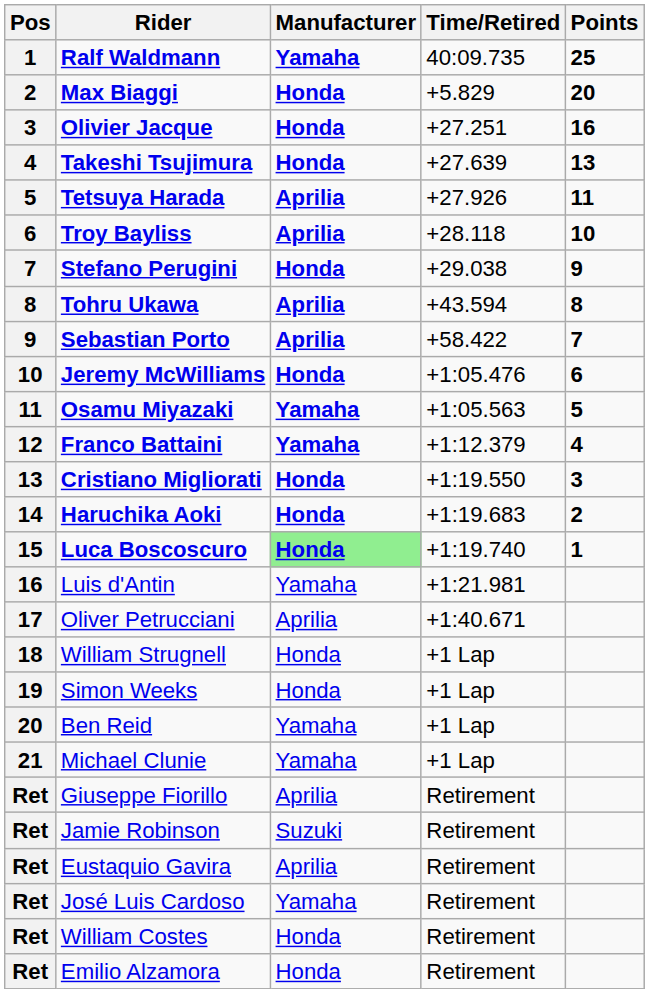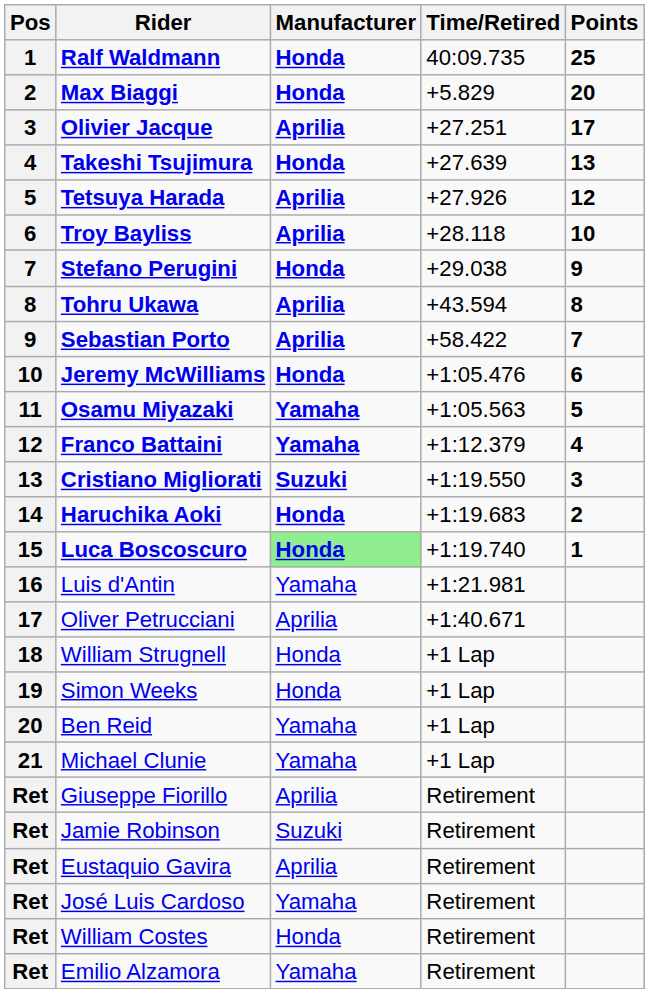(318, 58) Yamaha -> (310, 58) Honda
(310, 128) Honda -> (310, 128) Aprilia
(583, 128) 16 -> (583, 128) 17
(582, 198) 11 -> (583, 198) 12
(310, 479) Honda -> (311, 479) Suzuki
(308, 971) Honda -> (316, 971) Yamaha
